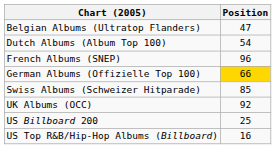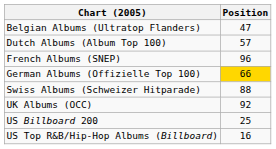(245, 43) 54 -> (245, 43) 57
(245, 89) 85 -> (245, 89) 88
